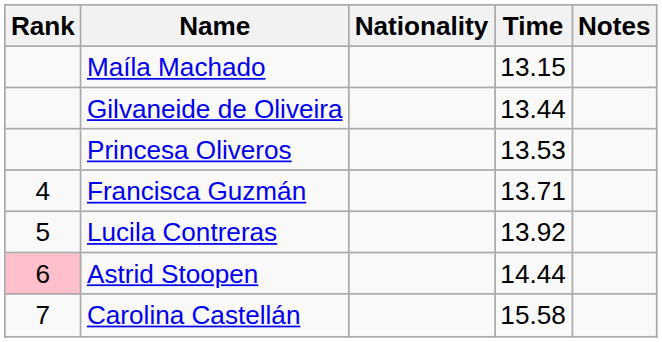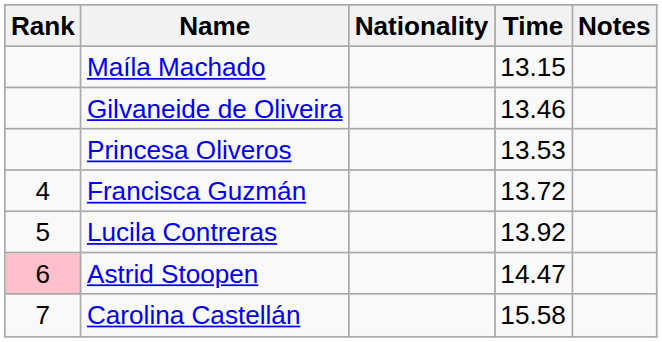(533, 109) 13.44 -> (533, 109) 13.46
(533, 191) 13.71 -> (533, 191) 13.72
(533, 274) 14.44 -> (533, 274) 14.47
